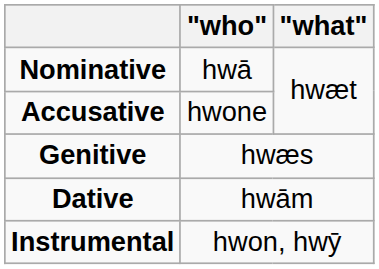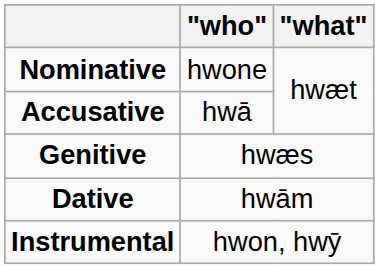(227, 69) hwā -> (227, 69) hwone
(227, 112) hwone -> (227, 112) hwā
